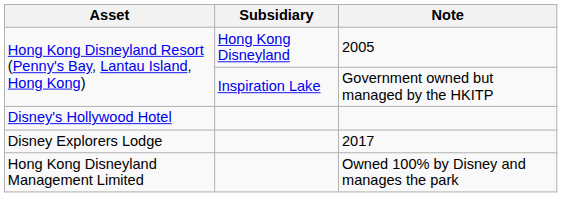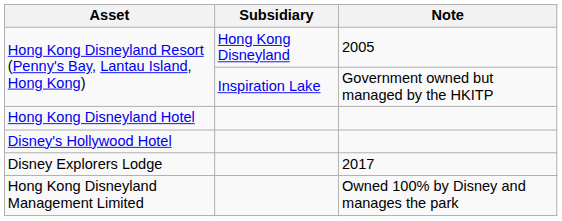+ row: (101, 118)
